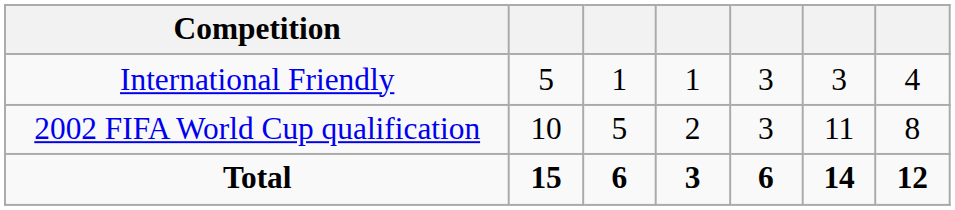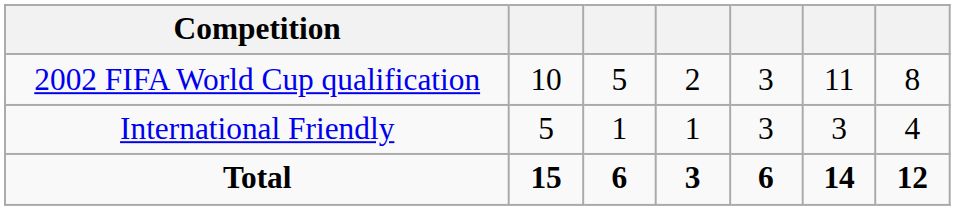rows swapped: (257, 128) <-> (257, 79)
